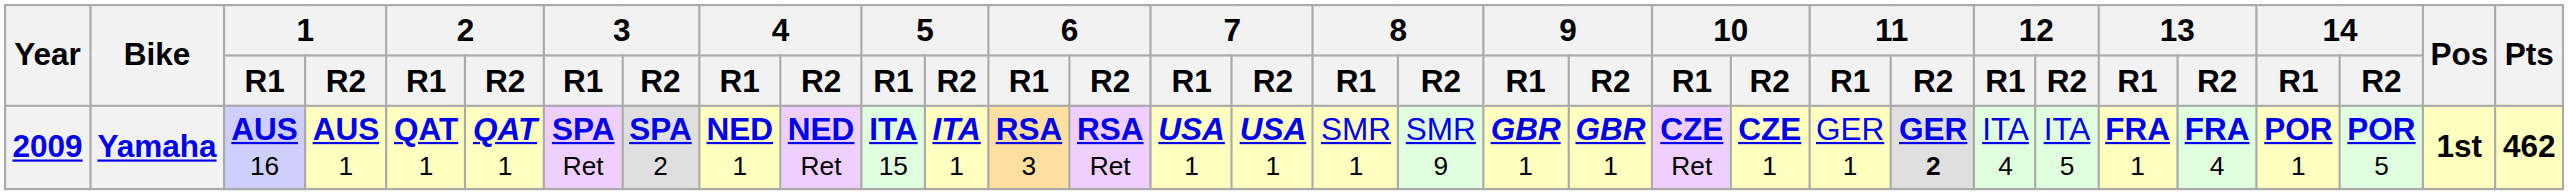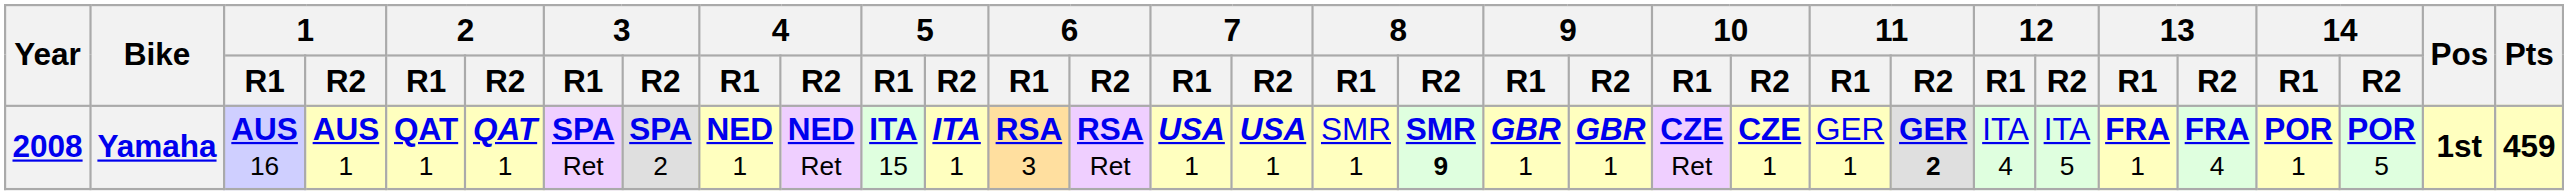(48, 148) 2009 -> (48, 148) 2008
(1441, 148) normal -> (1441, 148) bold
(2529, 148) 462 -> (2529, 148) 459
